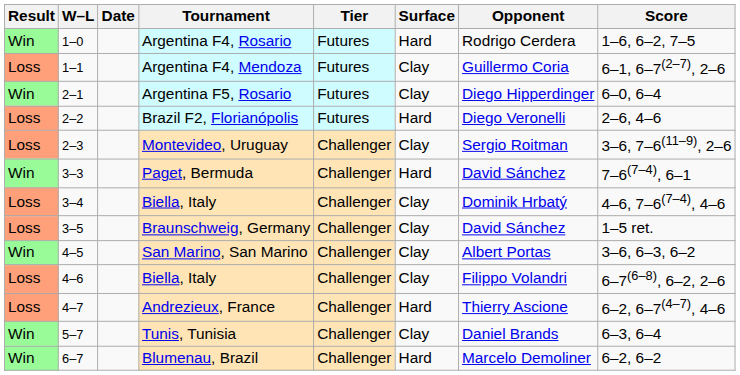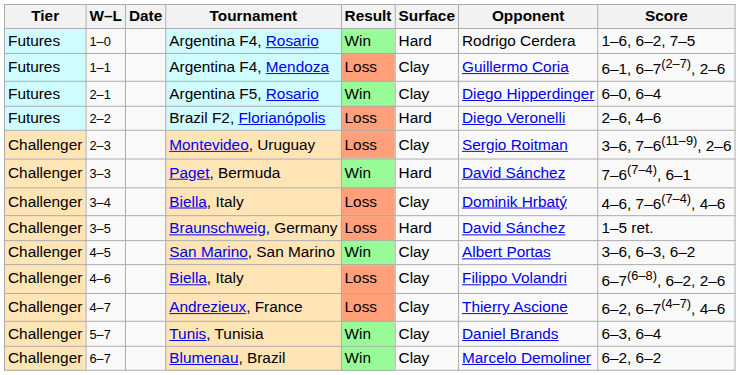columns swapped: (31, 16) <-> (354, 16)
(414, 228) Clay -> (415, 228) Hard
(415, 307) Hard -> (414, 307) Clay
(415, 358) Hard -> (414, 358) Clay
